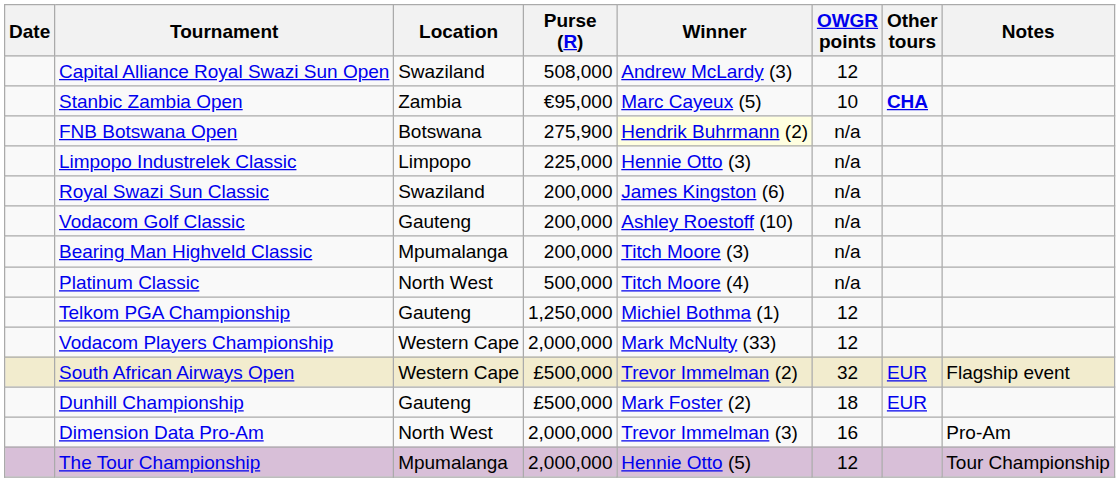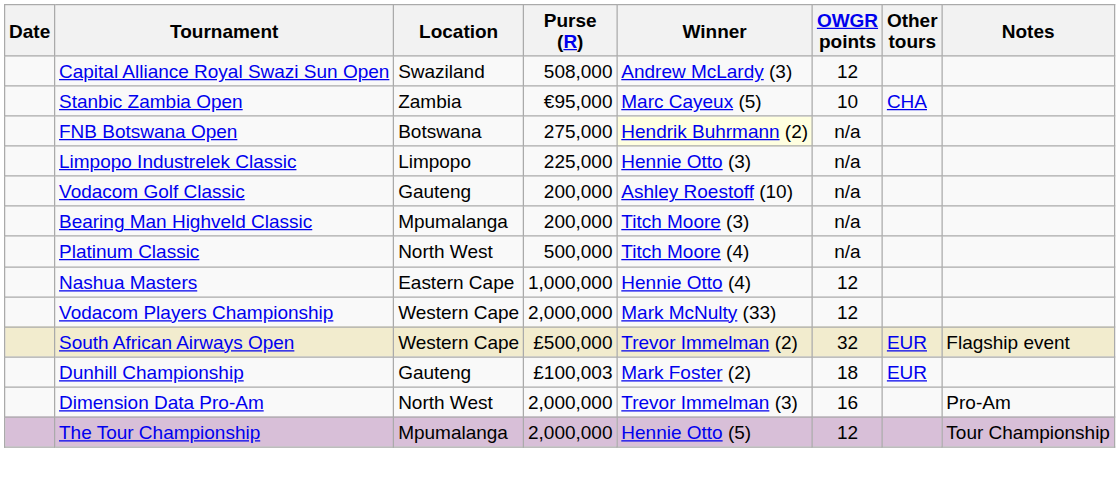(907, 101) bold -> (907, 101) normal
(578, 131) 275,900 -> (578, 131) 275,000
- row: (164, 191)
- row: (175, 312)
+ row: (128, 282)
(573, 402) £500,000 -> (573, 372) £100,003
